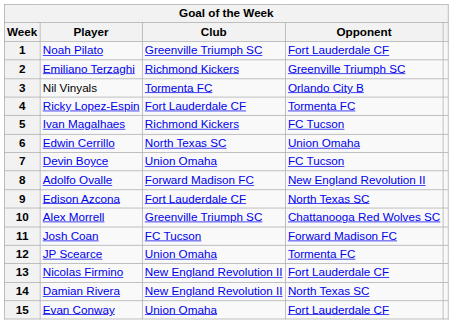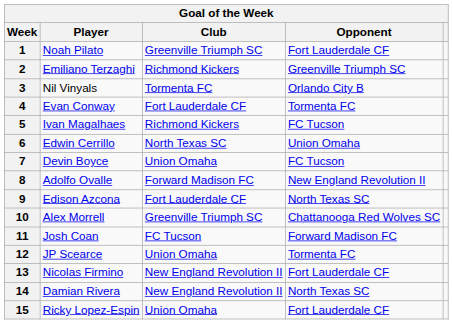(91, 106) Ricky Lopez-Espin -> (79, 106) Evan Conway
(79, 310) Evan Conway -> (91, 310) Ricky Lopez-Espin
